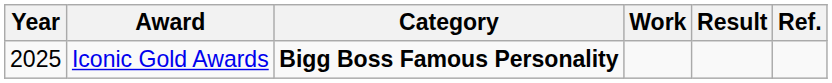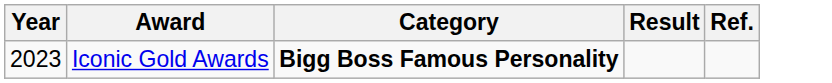- column: (658, 22)
(36, 59) 2025 -> (36, 59) 2023
